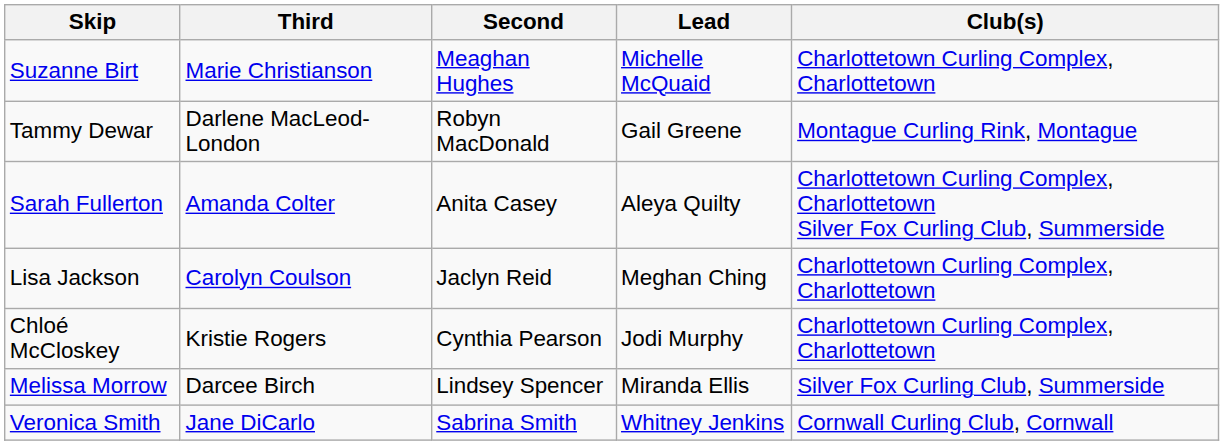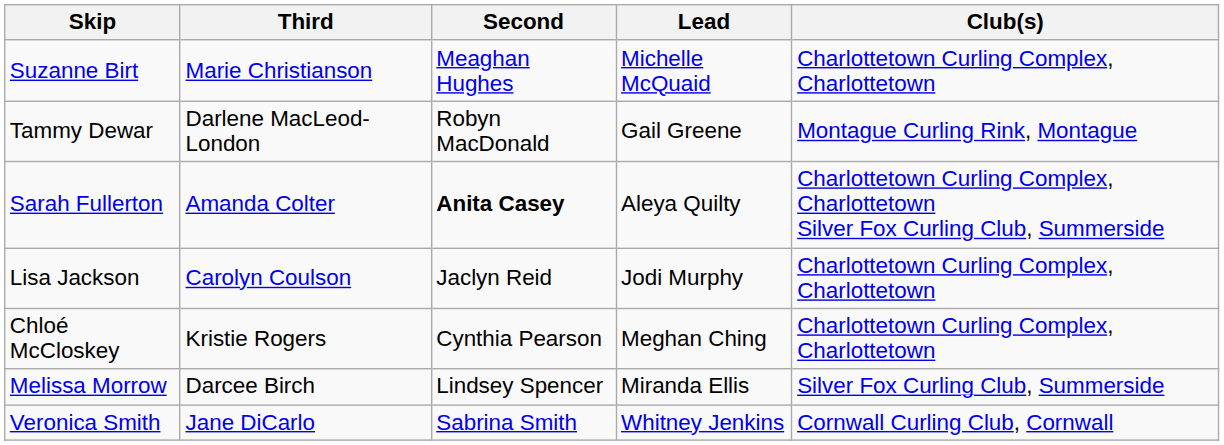(497, 204) normal -> (500, 204) bold
(694, 277) Meghan Ching -> (682, 277) Jodi Murphy
(682, 338) Jodi Murphy -> (694, 338) Meghan Ching
